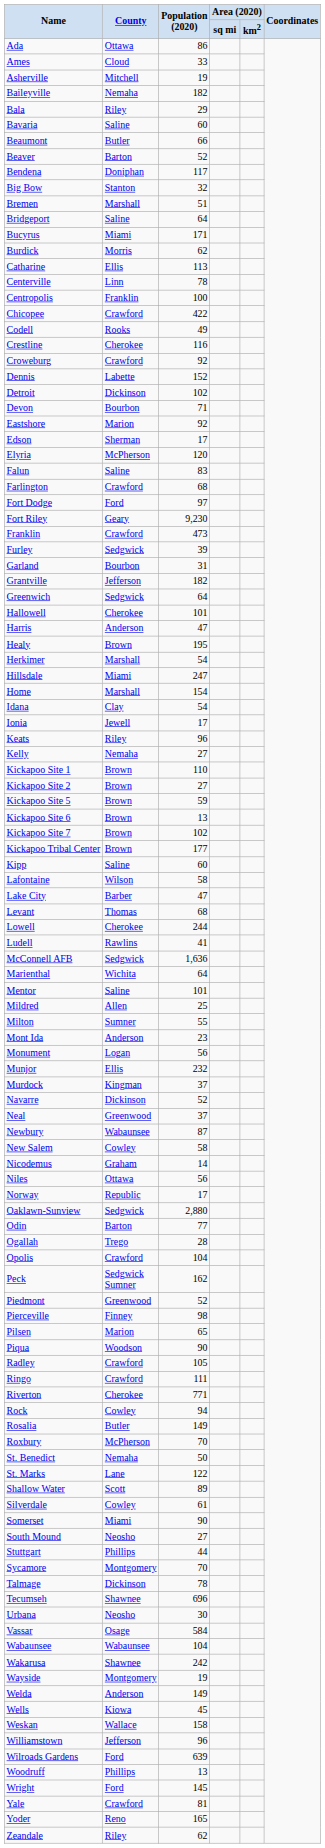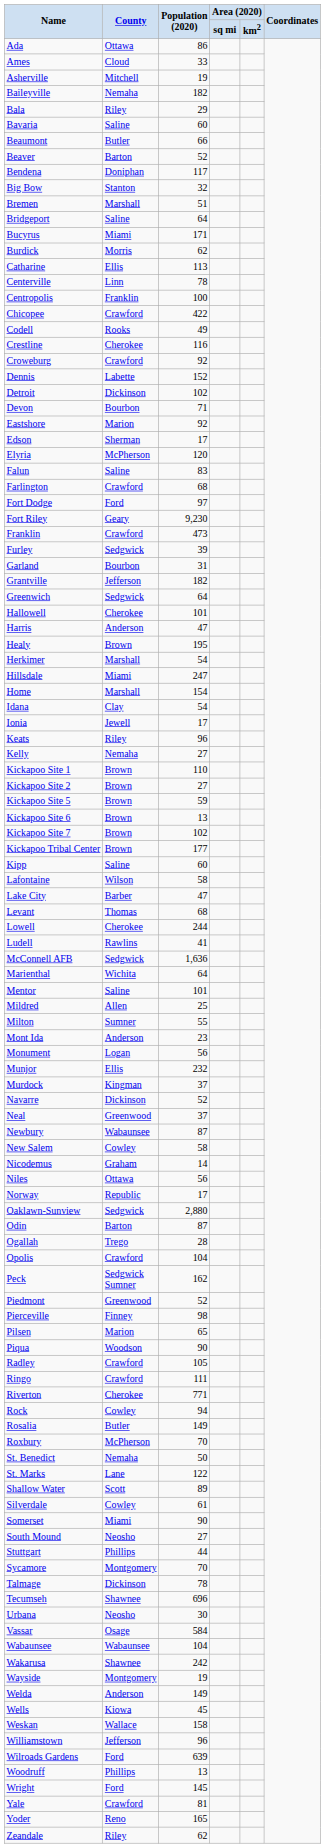(203, 1226) 77 -> (203, 1226) 87
